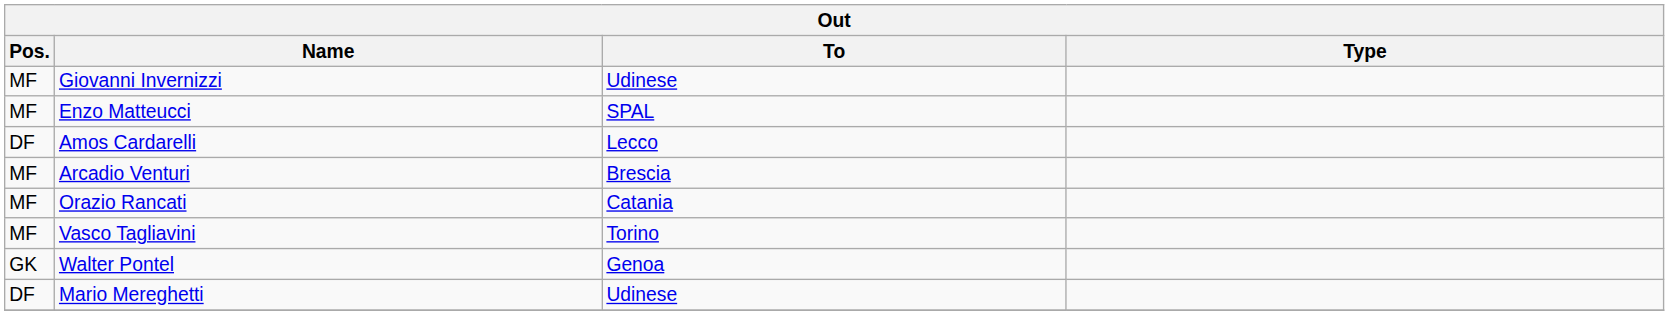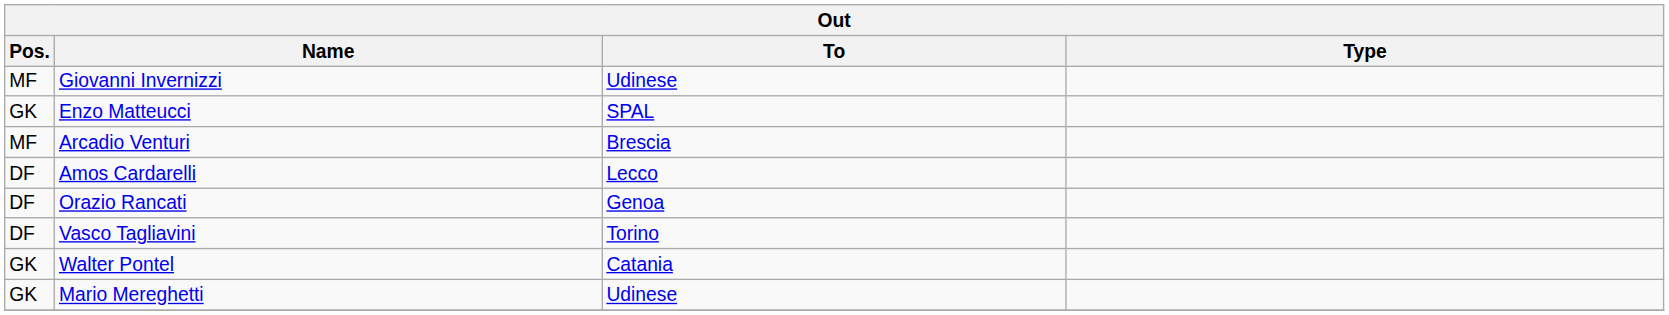(23, 112) MF -> (23, 112) GK
rows swapped: (124, 173) <-> (128, 142)
(23, 203) MF -> (22, 203) DF
(640, 203) Catania -> (635, 203) Genoa
(23, 234) MF -> (22, 234) DF
(635, 264) Genoa -> (640, 264) Catania
(22, 295) DF -> (23, 295) GK
